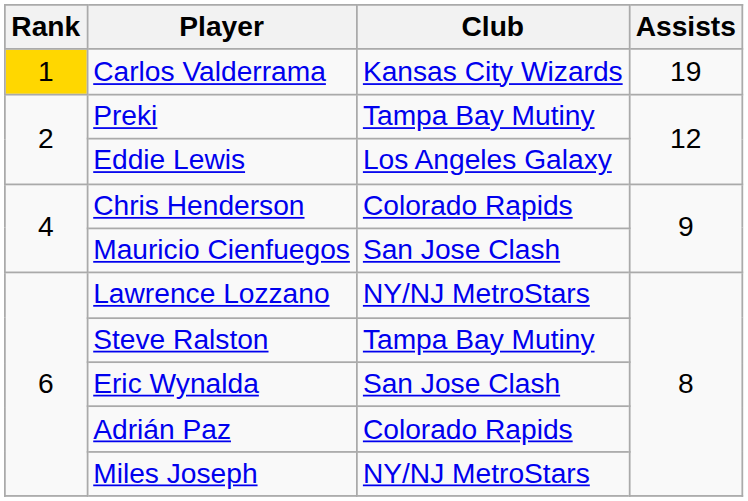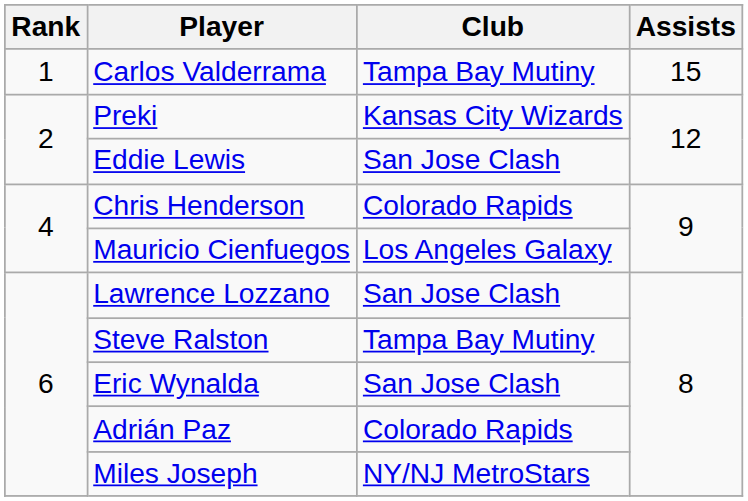(46, 71) gold background -> (46, 71) no background
(493, 71) Kansas City Wizards -> (479, 71) Tampa Bay Mutiny
(686, 71) 19 -> (686, 71) 15
(479, 116) Tampa Bay Mutiny -> (493, 116) Kansas City Wizards
(487, 160) Los Angeles Galaxy -> (462, 160) San Jose Clash
(462, 250) San Jose Clash -> (487, 250) Los Angeles Galaxy
(476, 294) NY/NJ MetroStars -> (462, 294) San Jose Clash
